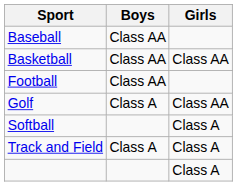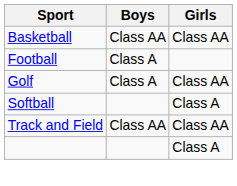- row: (34, 37)
(138, 81) Class AA -> (133, 59) Class A
(133, 147) Class A -> (138, 125) Class AA
(196, 147) Class A -> (201, 125) Class AA
